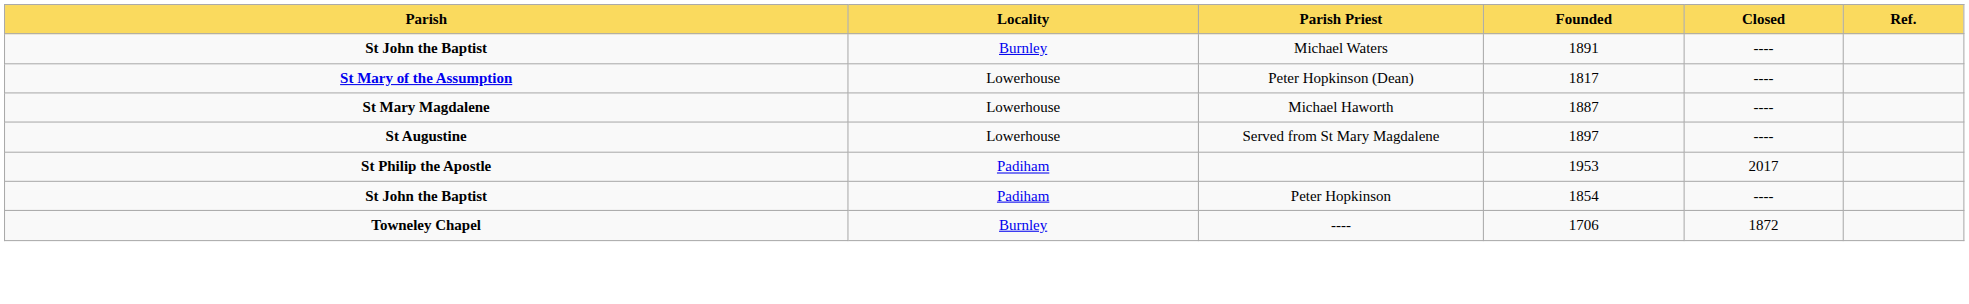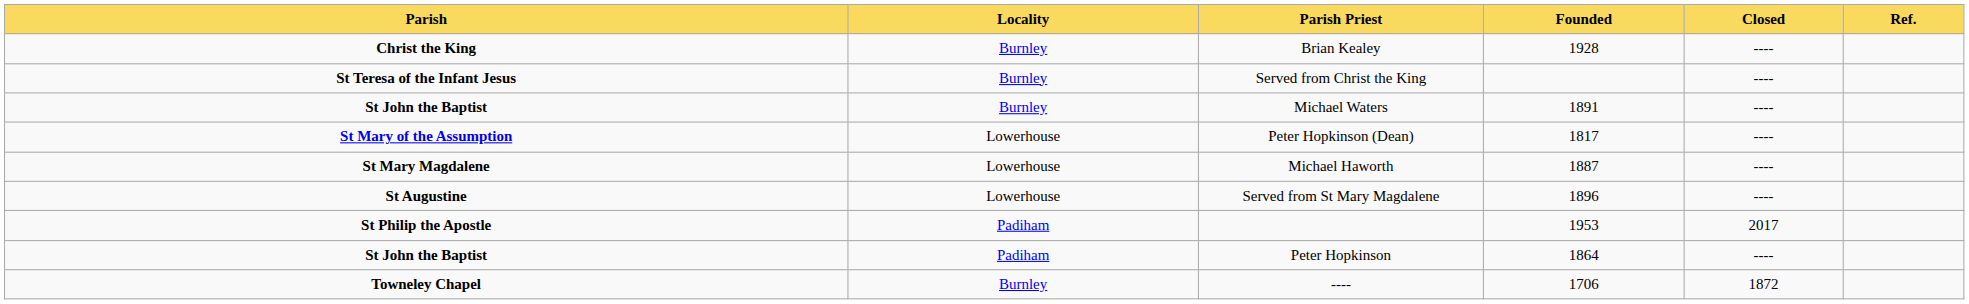+ row: (1341, 48)
+ row: (1341, 78)
(1584, 137) 1897 -> (1584, 196) 1896
(1584, 196) 1854 -> (1584, 255) 1864
